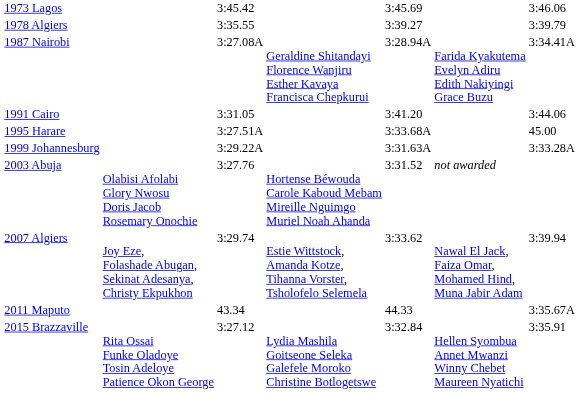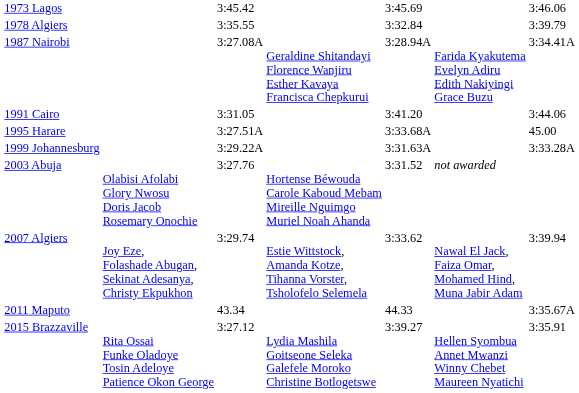(404, 25) 3:39.27 -> (404, 25) 3:32.84
(404, 327) 3:32.84 -> (404, 327) 3:39.27
